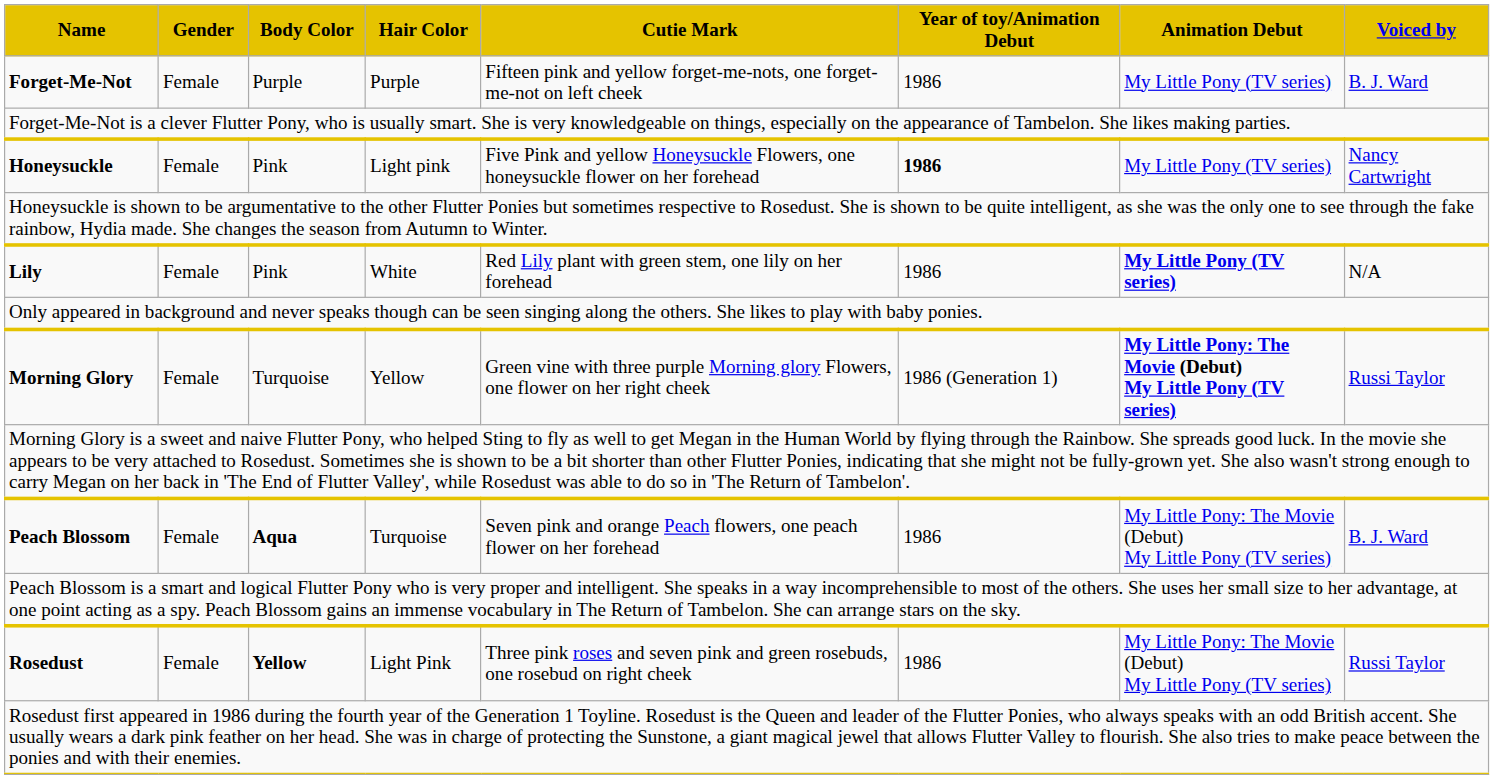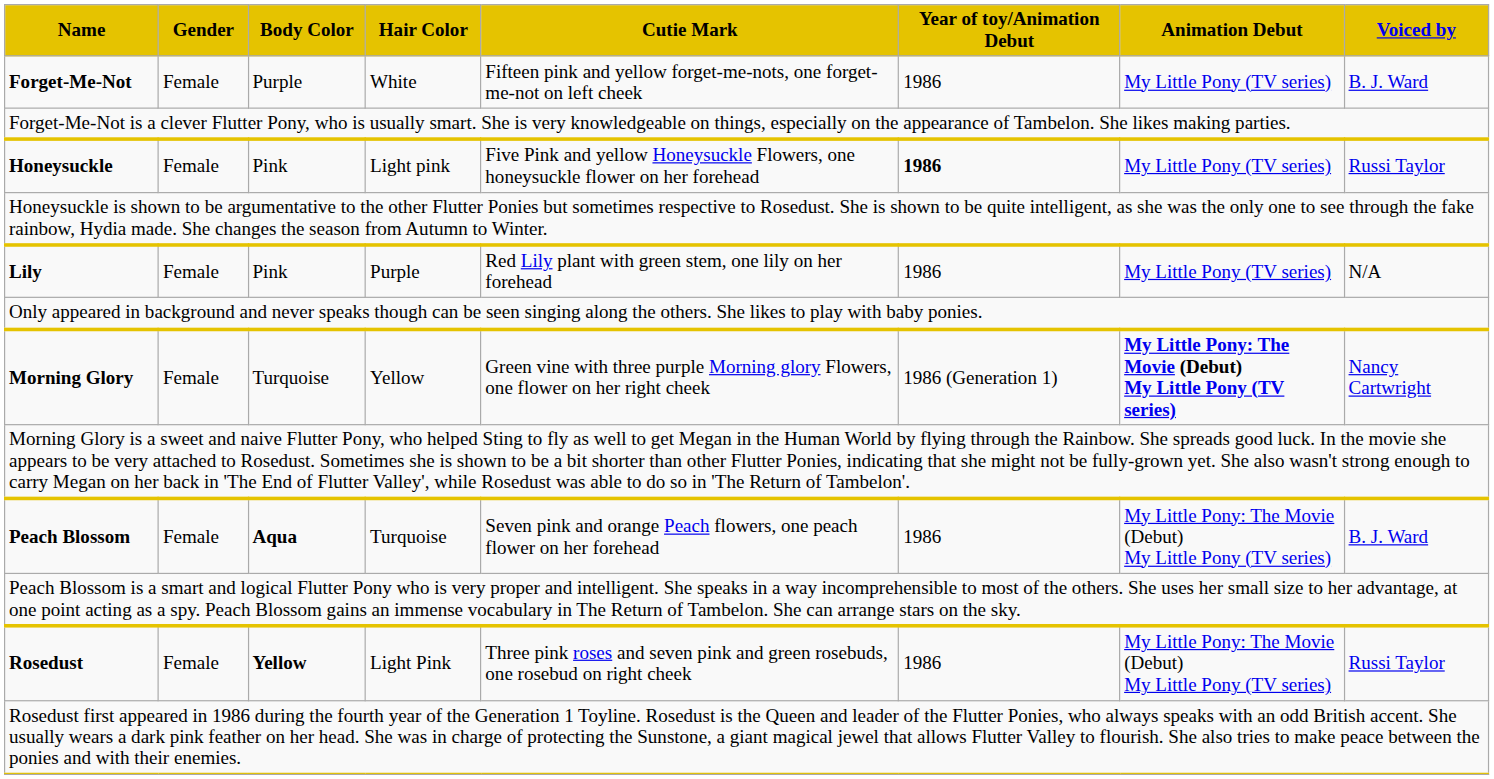(395, 81) Purple -> (393, 81) White
(1390, 166) Nancy Cartwright -> (1397, 166) Russi Taylor
(393, 271) White -> (395, 271) Purple
(1204, 271) bold -> (1228, 271) normal
(1397, 377) Russi Taylor -> (1390, 377) Nancy Cartwright
